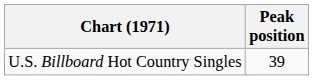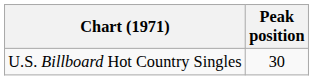(277, 61) 39 -> (277, 61) 30
